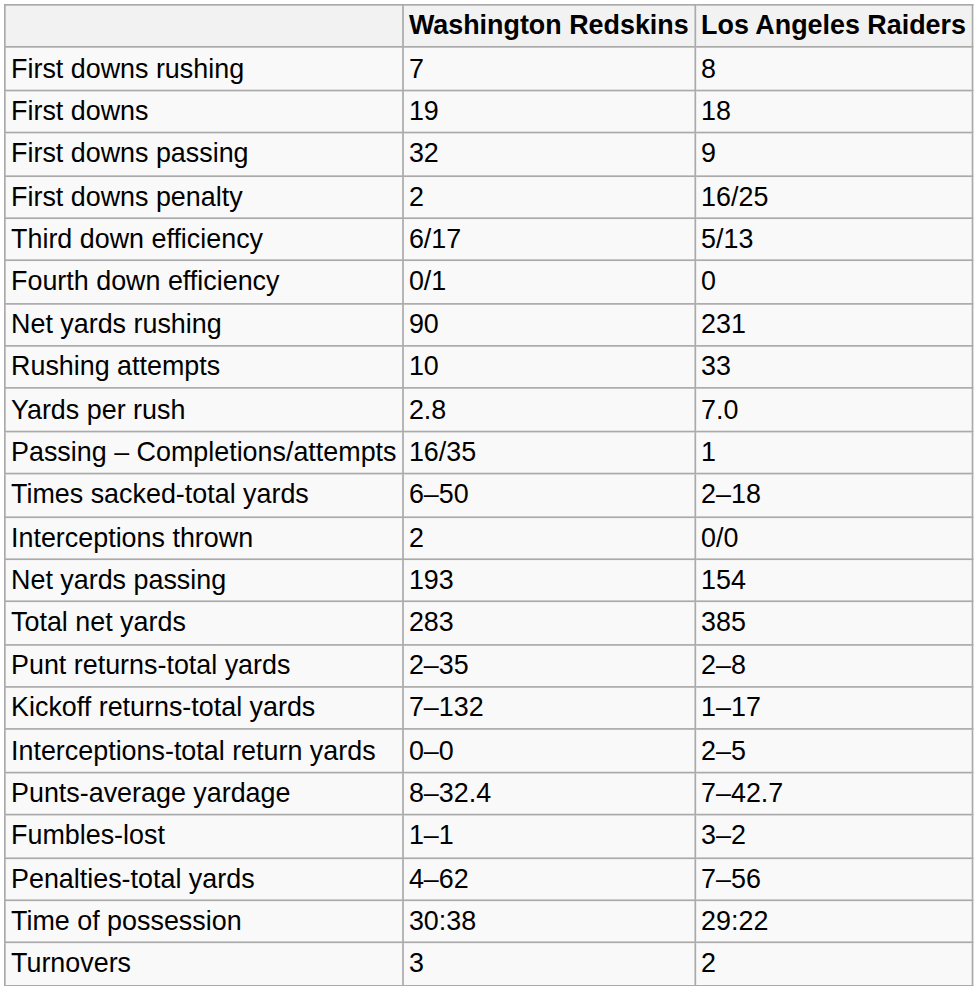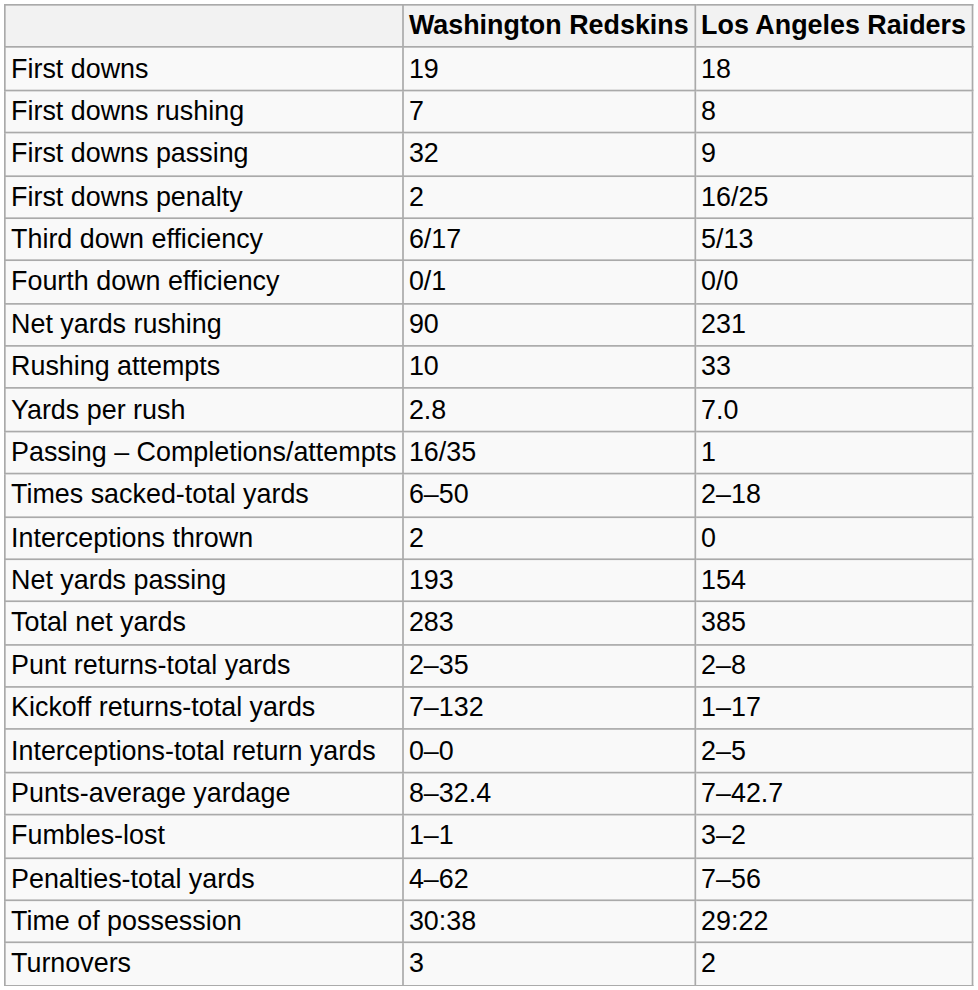rows swapped: (80, 111) <-> (128, 68)
(709, 281) 0 -> (720, 281) 0/0
(720, 537) 0/0 -> (709, 537) 0
